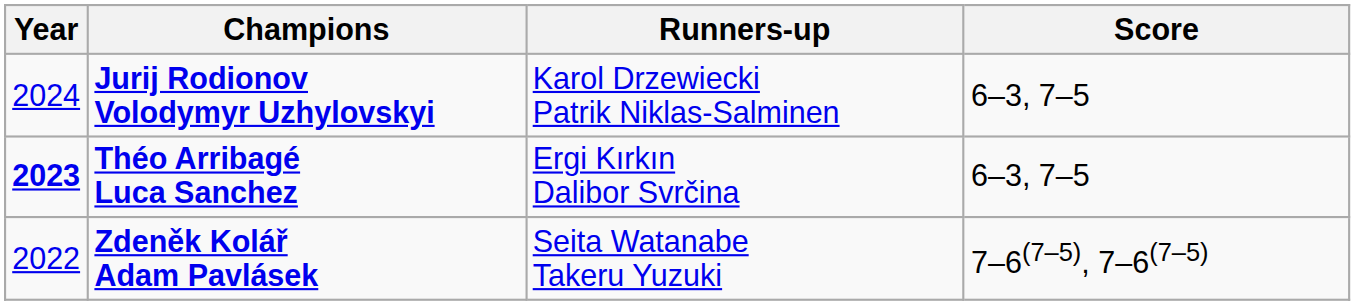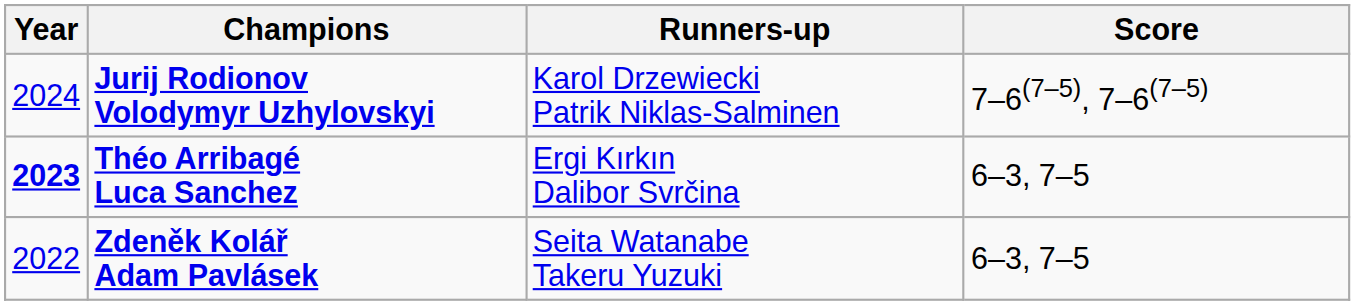(1030, 95) 6–3, 7–5 -> (1090, 95) 7–6(7–5), 7–6(7–5)
(1090, 259) 7–6(7–5), 7–6(7–5) -> (1030, 259) 6–3, 7–5
